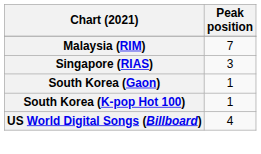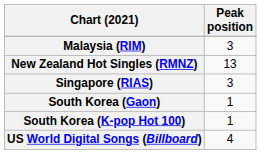(230, 45) 7 -> (230, 45) 3
+ row: (104, 64)
